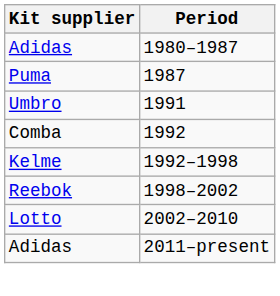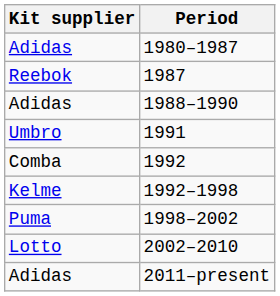(30, 76) Puma -> (40, 76) Reebok
+ row: (191, 105)
(40, 191) Reebok -> (30, 219) Puma
